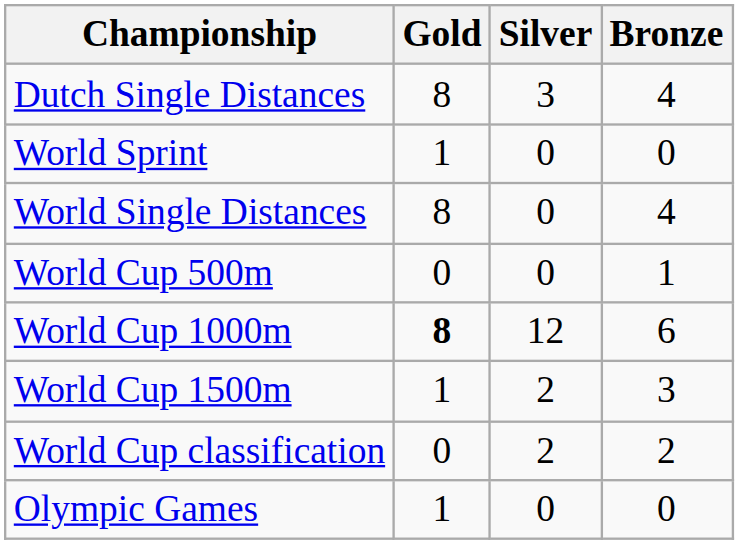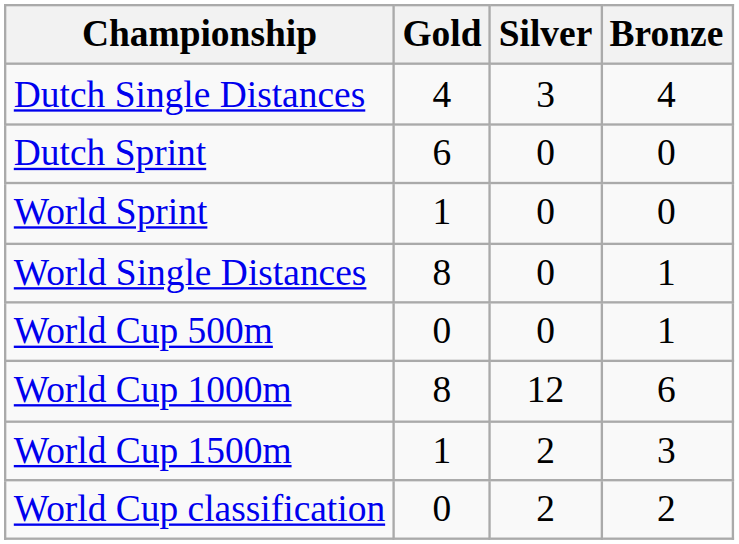(442, 93) 8 -> (442, 93) 4
+ row: (110, 152)
(666, 212) 4 -> (666, 271) 1
(442, 331) bold -> (442, 390) normal
- row: (136, 509)
